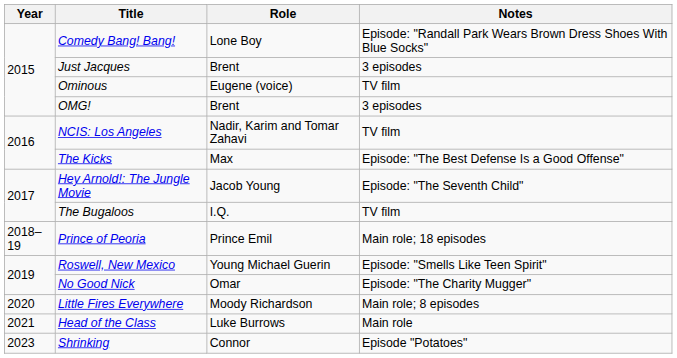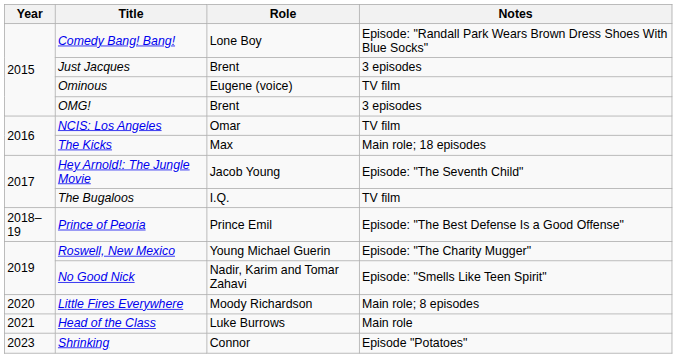(274, 132) Nadir, Karim and Tomar Zahavi -> (225, 125) Omar
(493, 159) Episode: "The Best Defense Is a Good Offense" -> (424, 145) Main role; 18 episodes
(424, 238) Main role; 18 episodes -> (493, 224) Episode: "The Best Defense Is a Good Offense"
(454, 265) Episode: "Smells Like Teen Spirit" -> (447, 251) Episode: "The Charity Mugger"
(225, 284) Omar -> (274, 277) Nadir, Karim and Tomar Zahavi
(447, 284) Episode: "The Charity Mugger" -> (454, 277) Episode: "Smells Like Teen Spirit"
